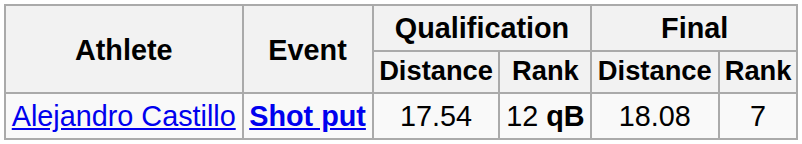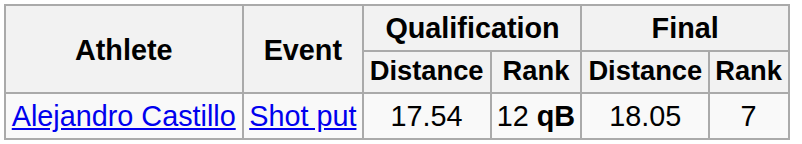(308, 117) bold -> (303, 117) normal
(655, 117) 18.08 -> (645, 117) 18.05
